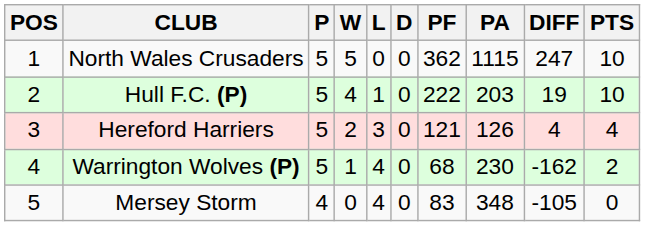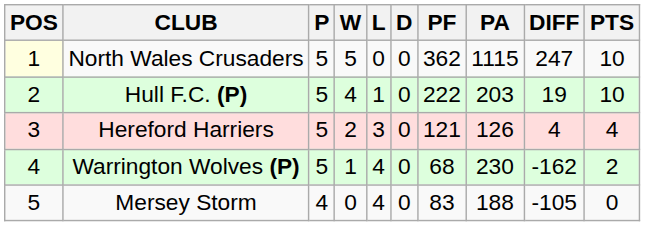(34, 58) no background -> (34, 58) lightyellow background
(495, 202) 348 -> (495, 202) 188
